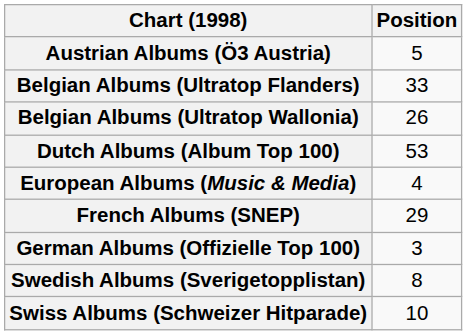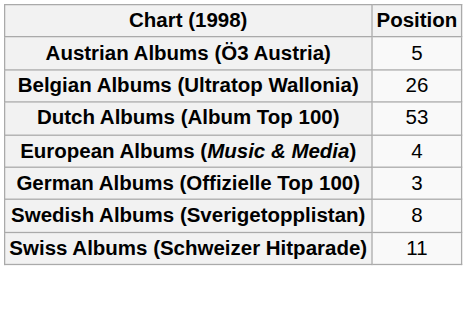- row: (188, 85)
- row: (188, 215)
(417, 313) 10 -> (417, 248) 11
